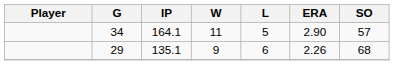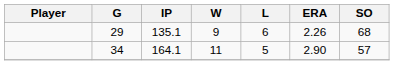rows swapped: (117, 32) <-> (117, 50)
